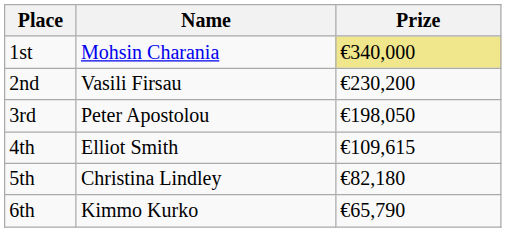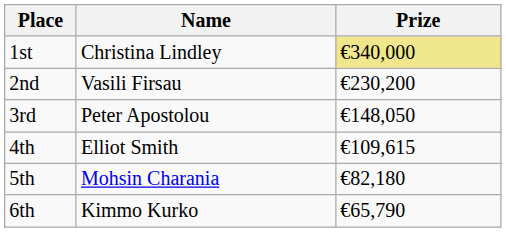(150, 52) Mohsin Charania -> (151, 52) Christina Lindley
(378, 115) €198,050 -> (378, 115) €148,050
(151, 178) Christina Lindley -> (150, 178) Mohsin Charania
